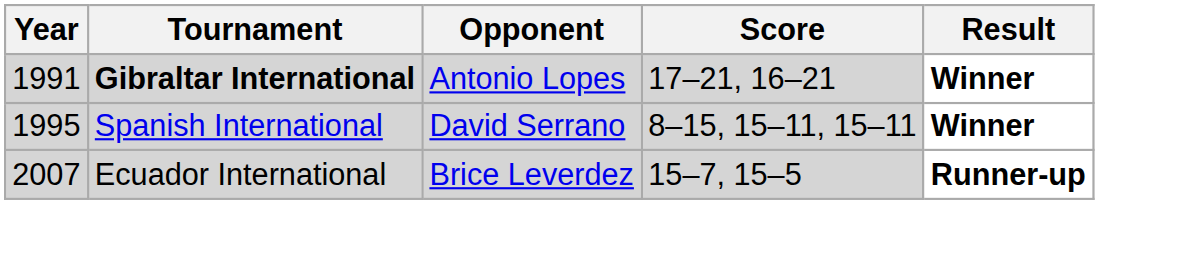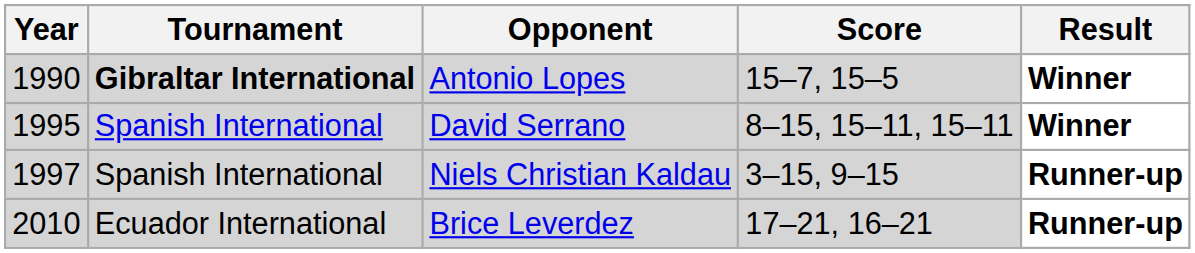(46, 78) 1991 -> (46, 78) 1990
(742, 78) 17–21, 16–21 -> (822, 78) 15–7, 15–5
+ row: (580, 175)
(46, 175) 2007 -> (46, 224) 2010
(725, 175) 15–7, 15–5 -> (839, 224) 17–21, 16–21
